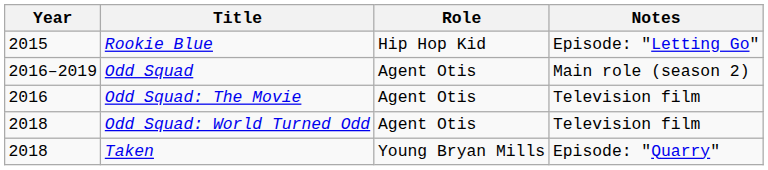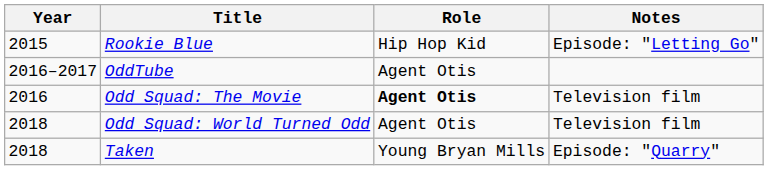- row: (149, 71)
+ row: (139, 71)
(427, 98) normal -> (427, 98) bold
